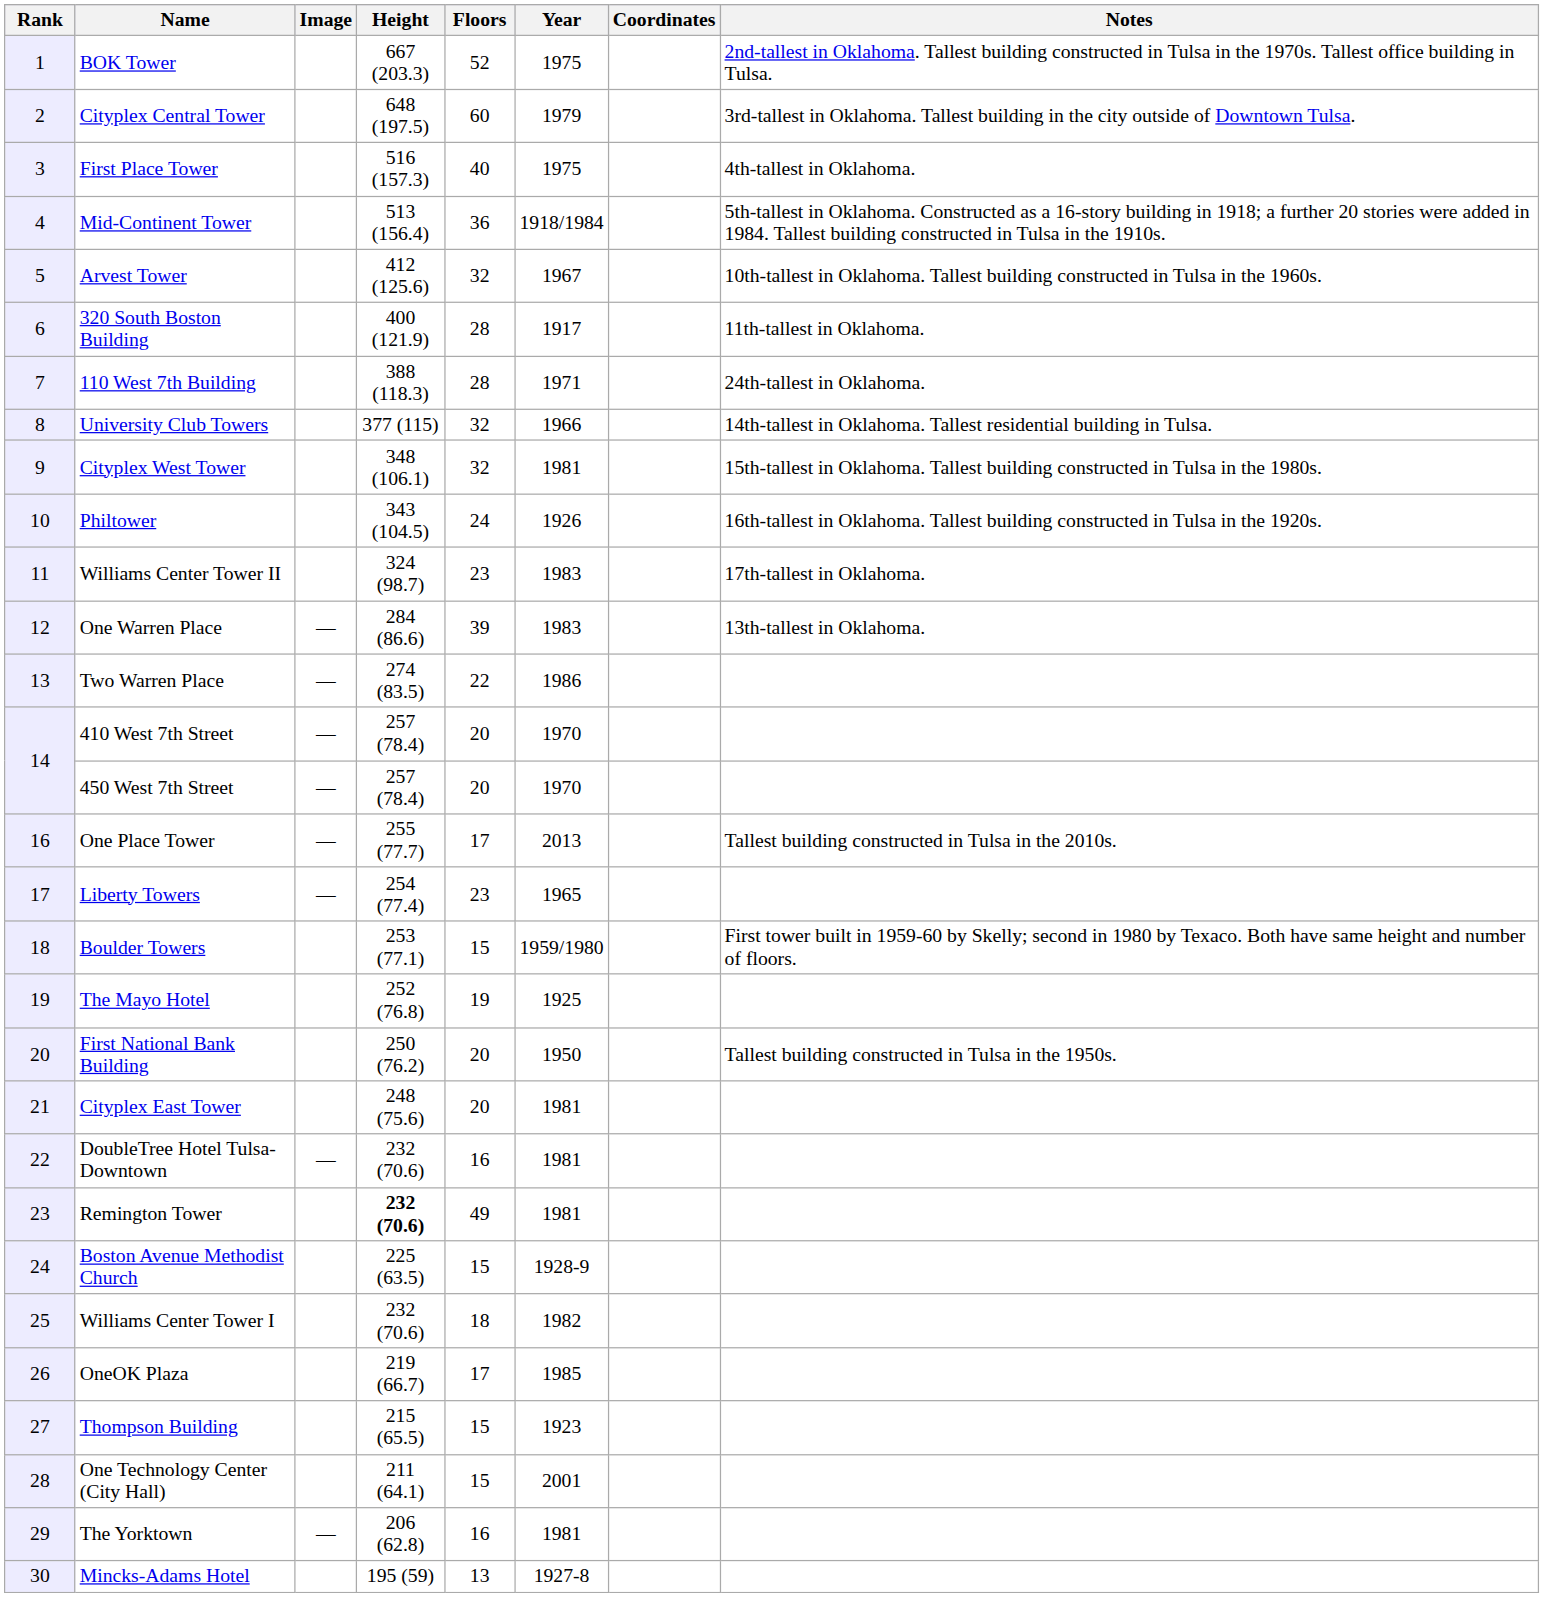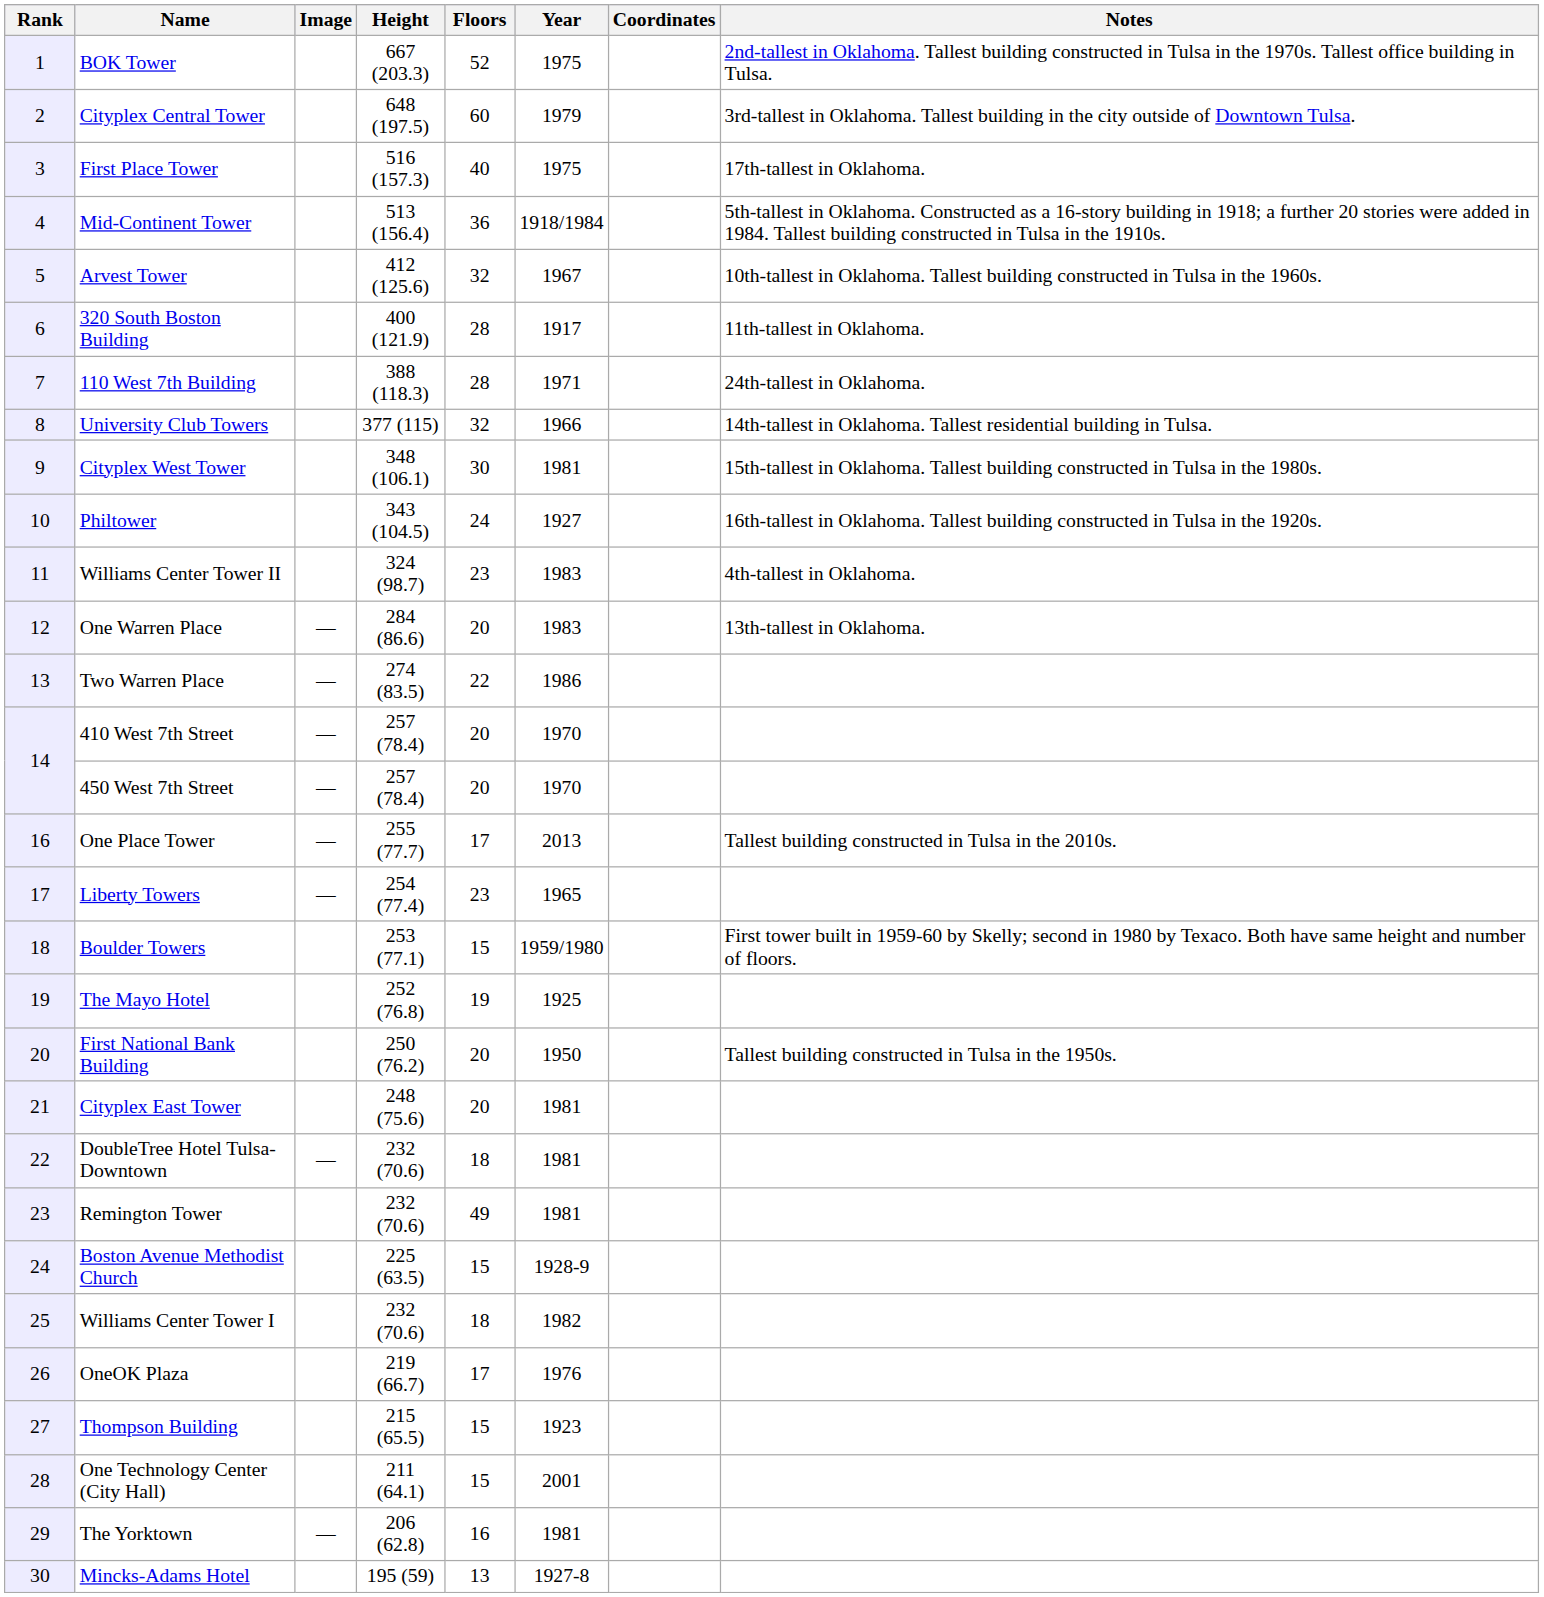(820, 169) 4th-tallest in Oklahoma. -> (825, 169) 17th-tallest in Oklahoma.
(480, 467) 32 -> (480, 467) 30
(562, 520) 1926 -> (562, 520) 1927
(825, 573) 17th-tallest in Oklahoma. -> (820, 573) 4th-tallest in Oklahoma.
(480, 627) 39 -> (480, 627) 20
(480, 1160) 16 -> (480, 1160) 18
(400, 1213) bold -> (400, 1213) normal
(562, 1374) 1985 -> (562, 1374) 1976
